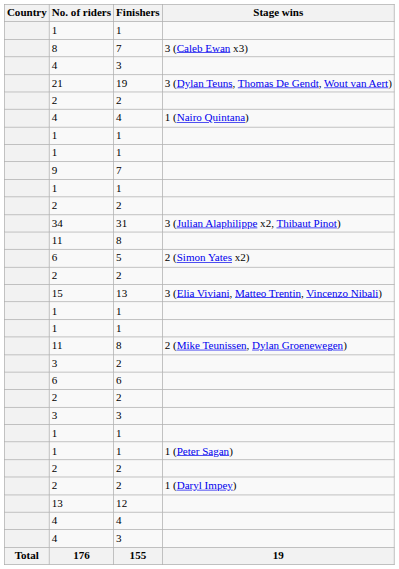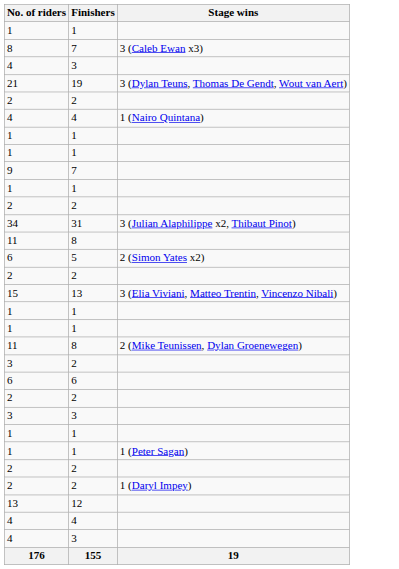- column: (27, 13)
